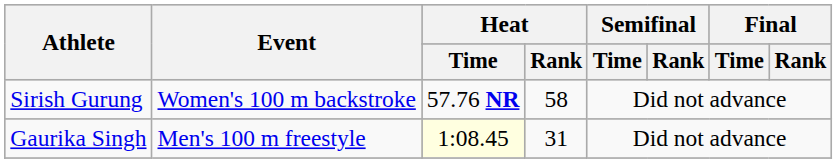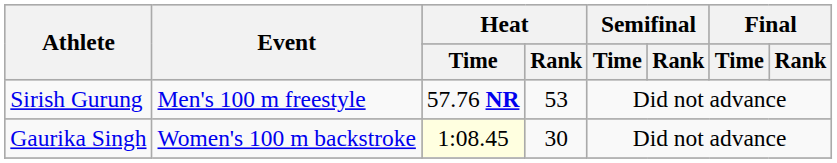(287, 99) Women's 100 m backstroke -> (262, 99) Men's 100 m freestyle
(556, 99) 58 -> (556, 99) 53
(262, 138) Men's 100 m freestyle -> (287, 138) Women's 100 m backstroke
(556, 138) 31 -> (556, 138) 30
